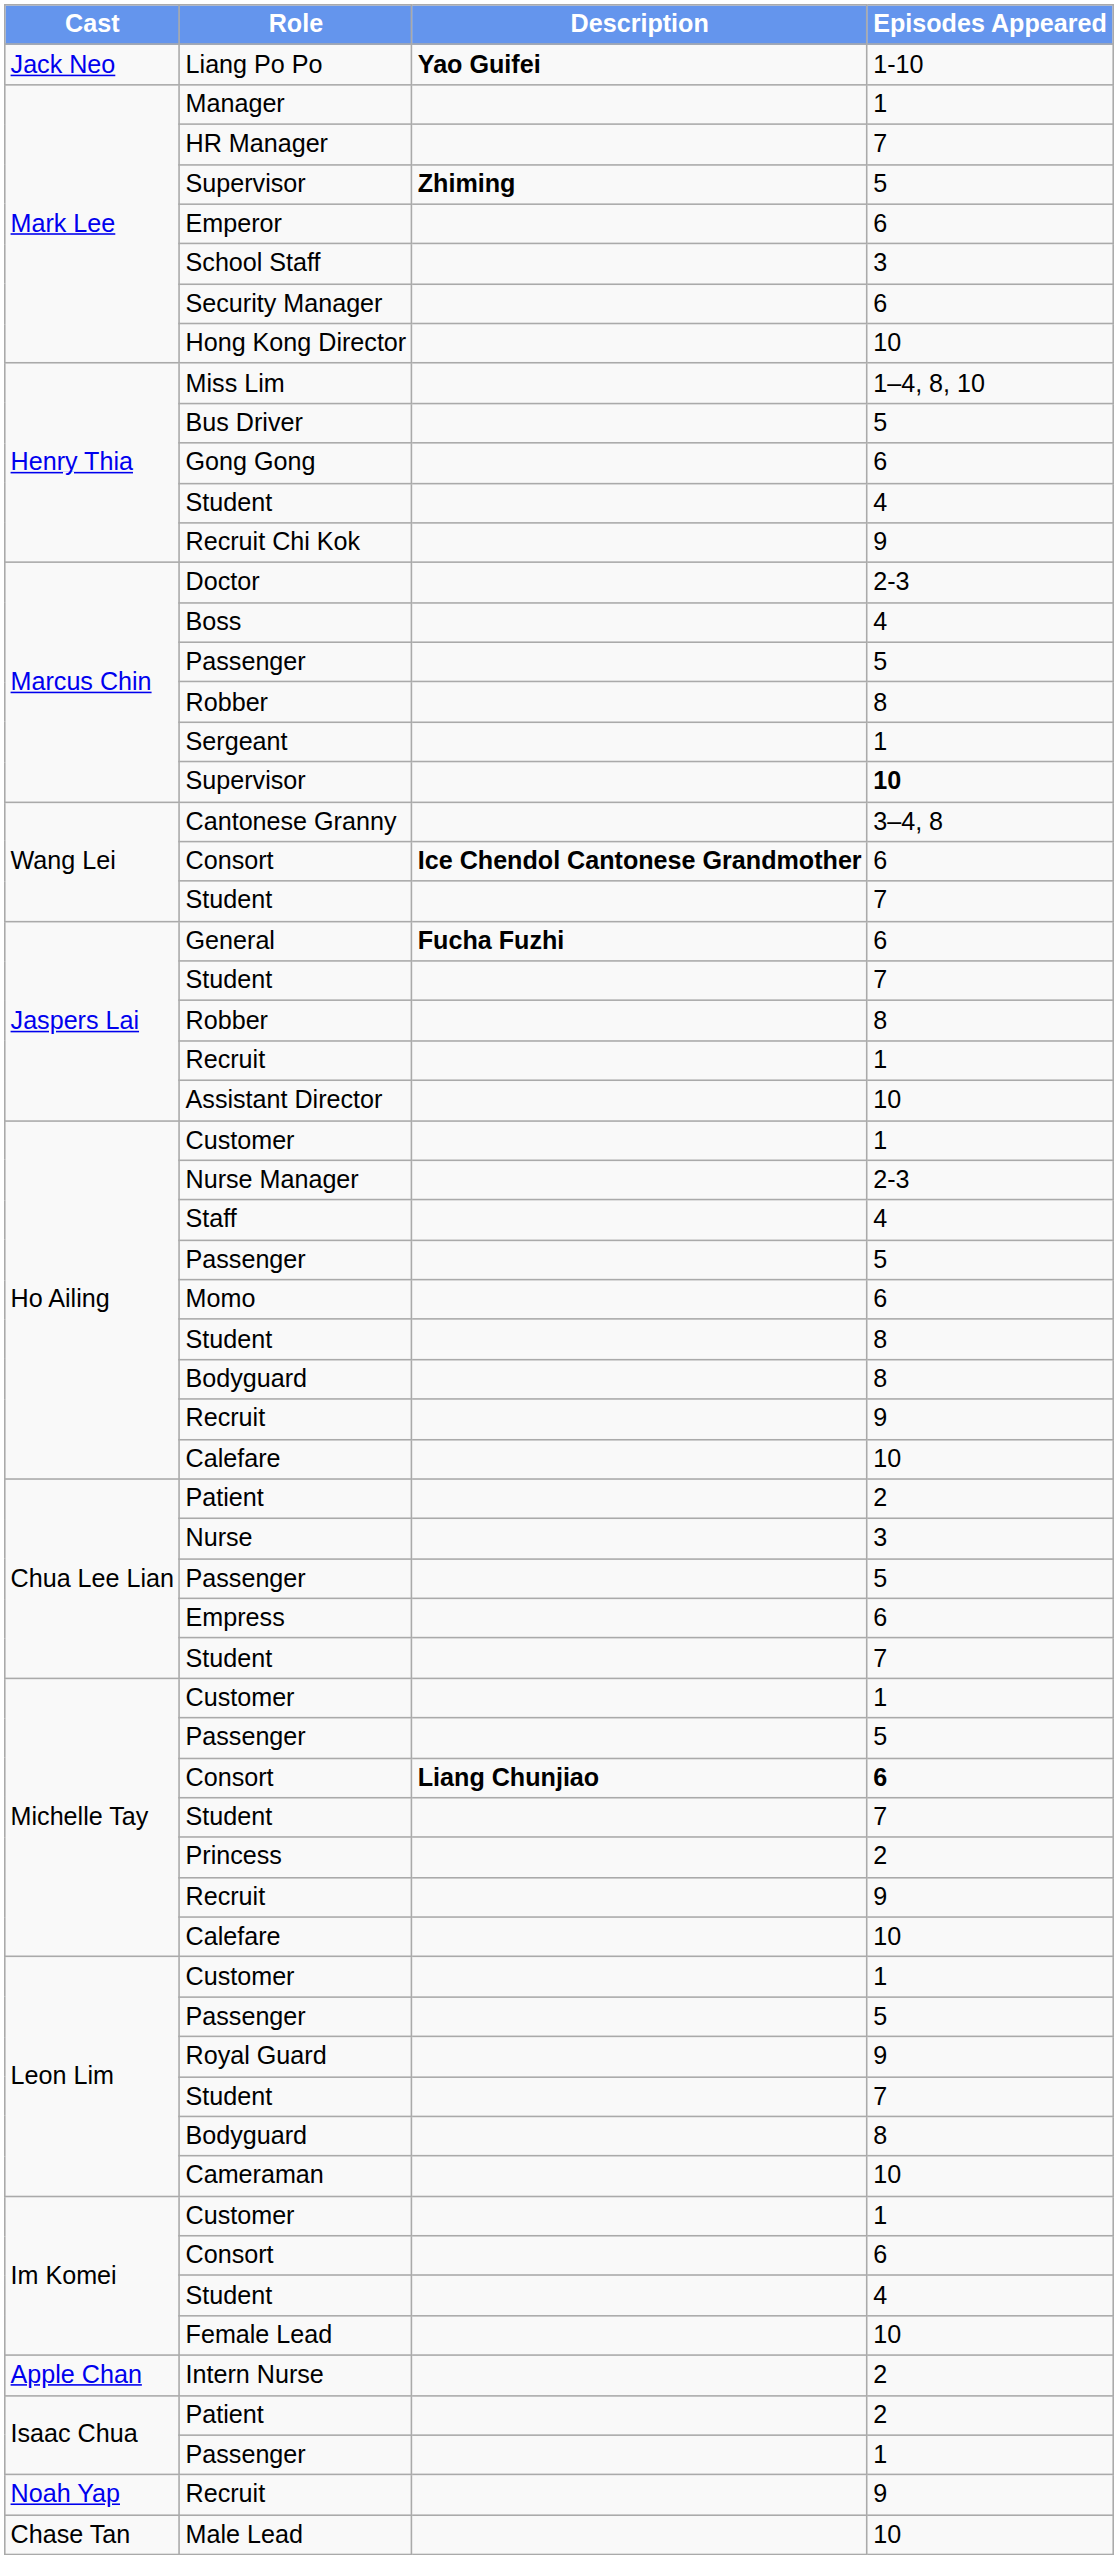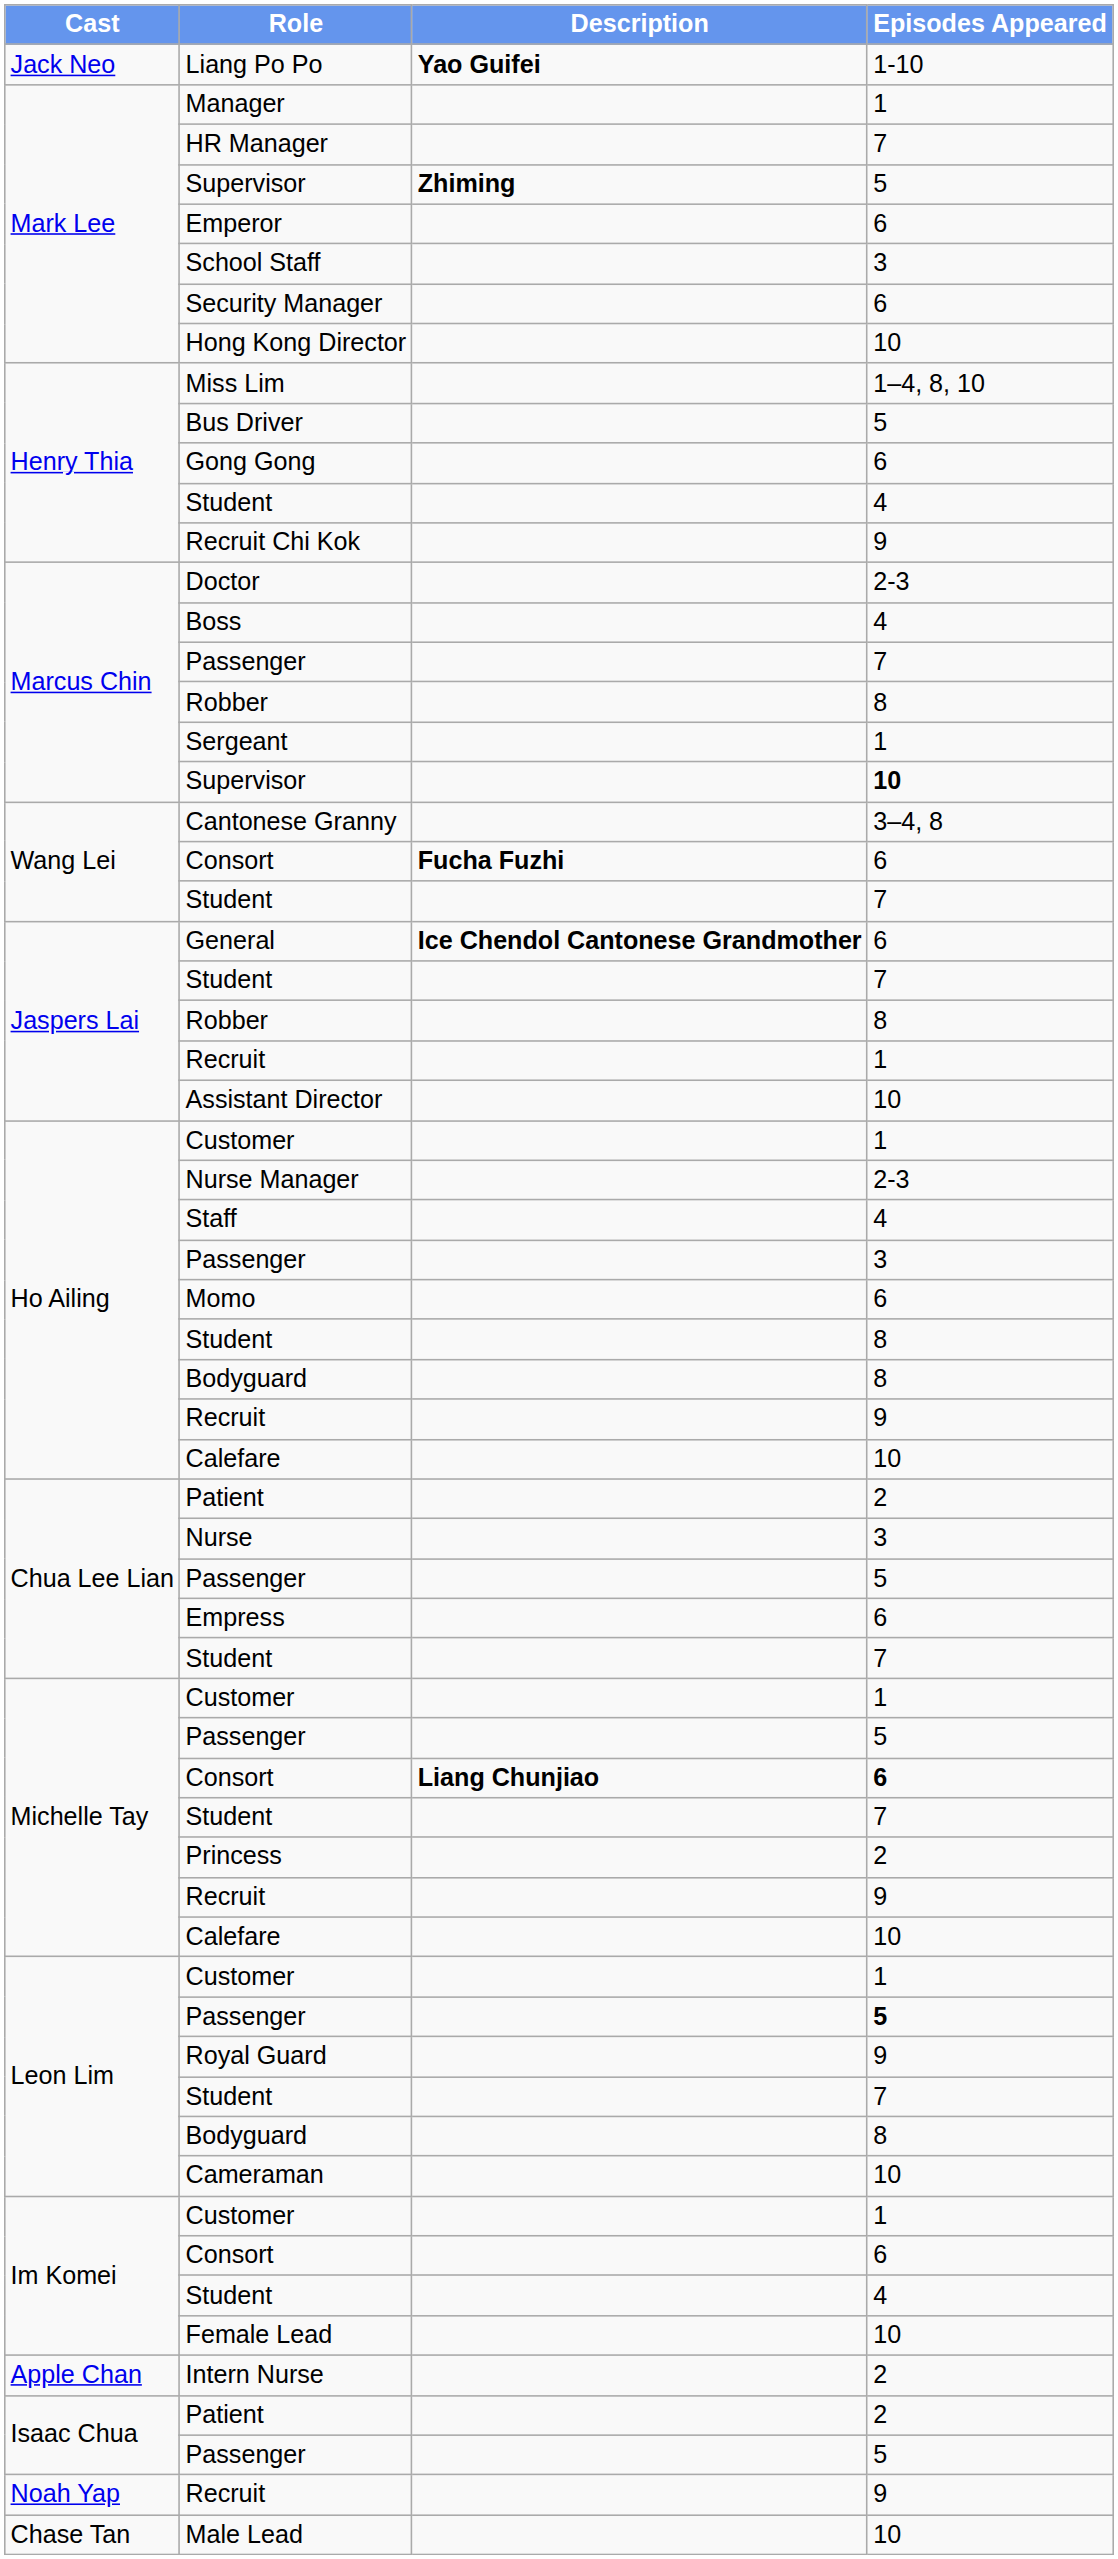(880, 661) 5 -> (880, 661) 7
(640, 861) Ice Chendol Cantonese Grandmother -> (491, 861) Fucha Fuzhi
(491, 940) Fucha Fuzhi -> (640, 940) Ice Chendol Cantonese Grandmother
(880, 1259) 5 -> (880, 1259) 3
(880, 2016) normal -> (880, 2016) bold
(880, 2454) 1 -> (880, 2454) 5
